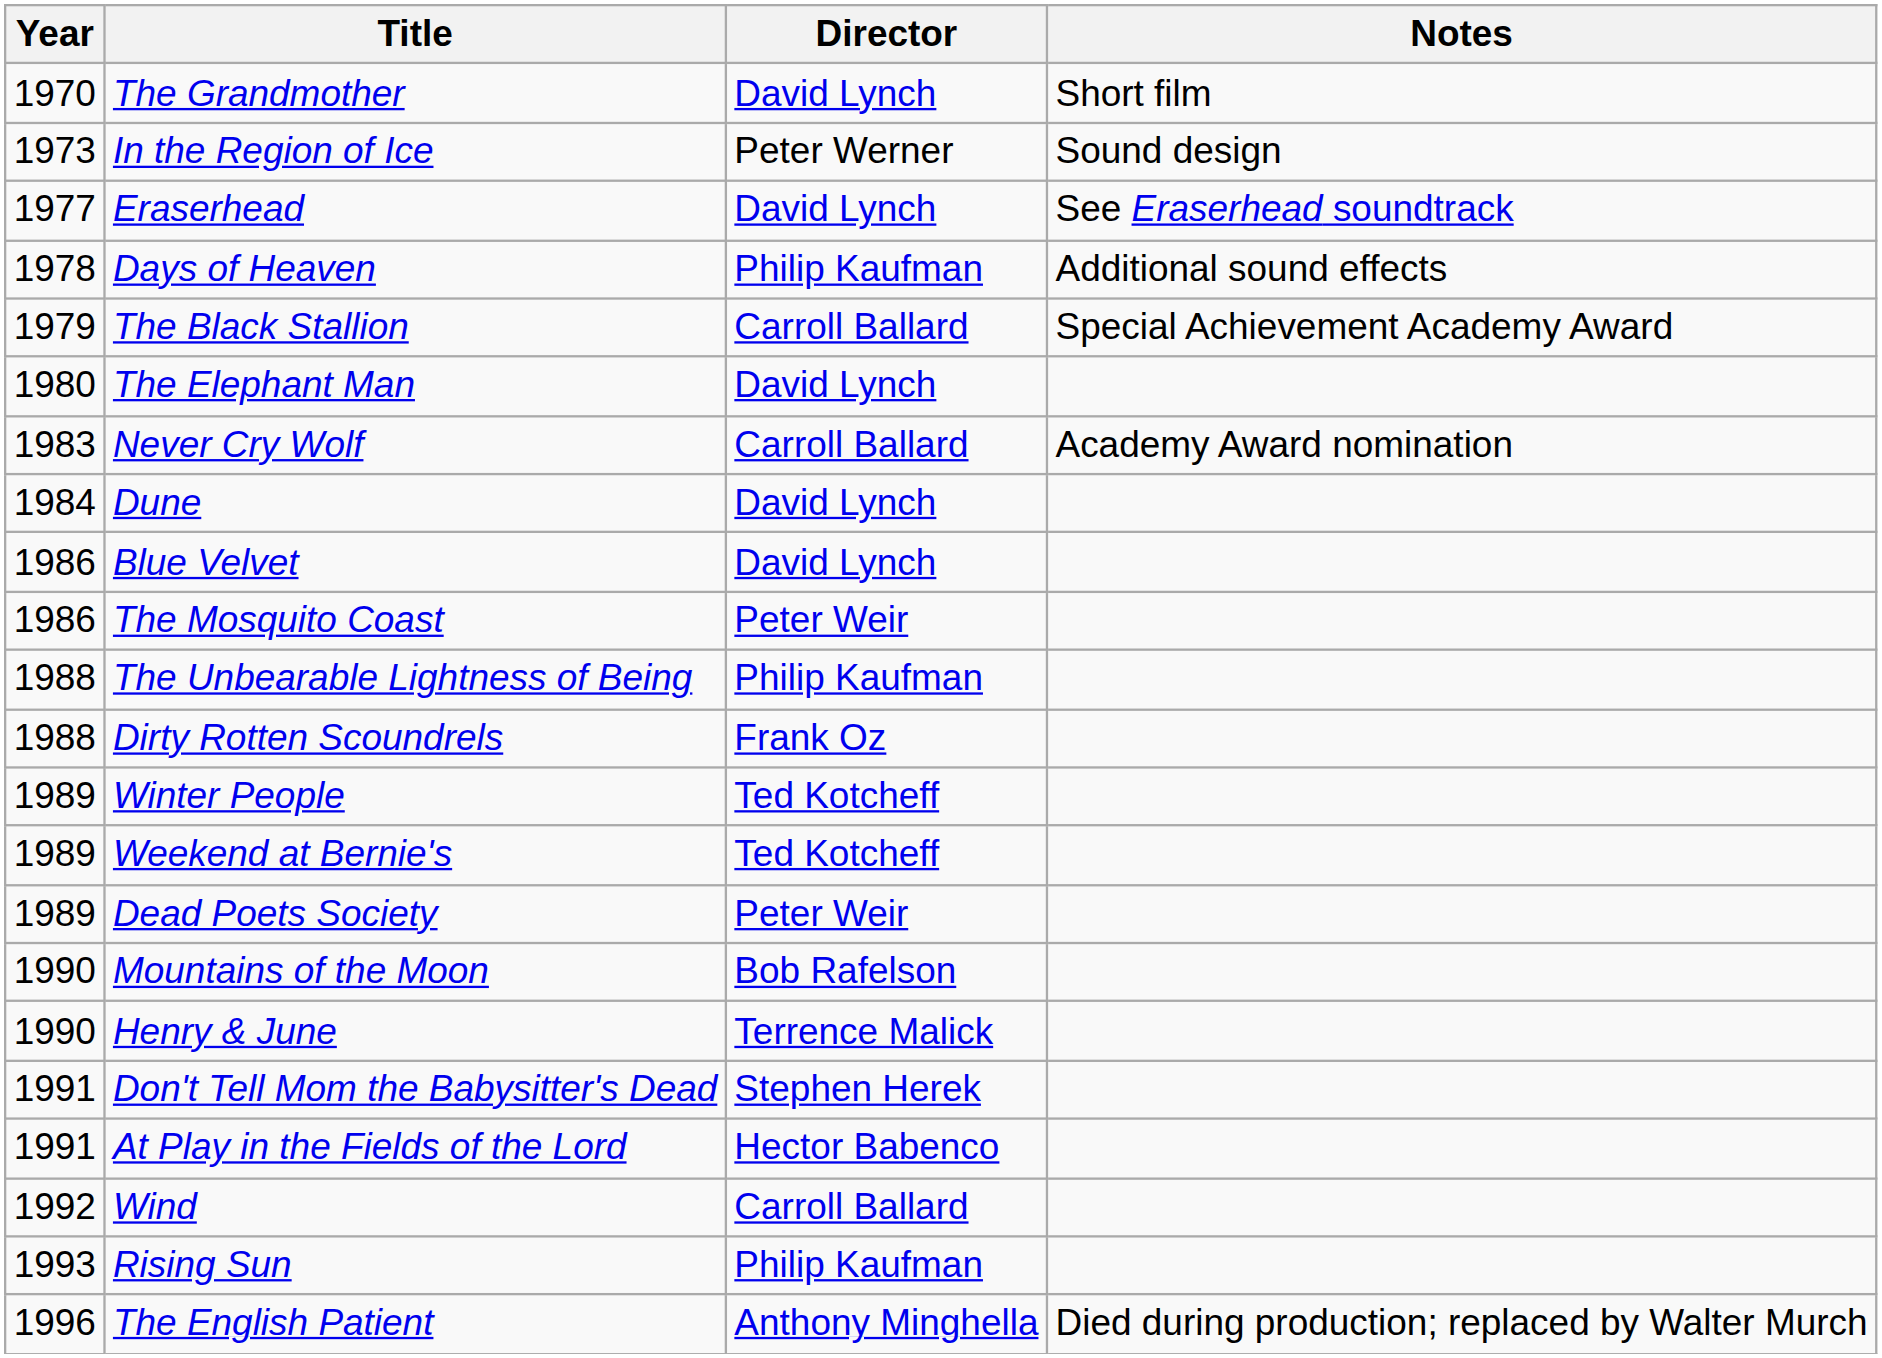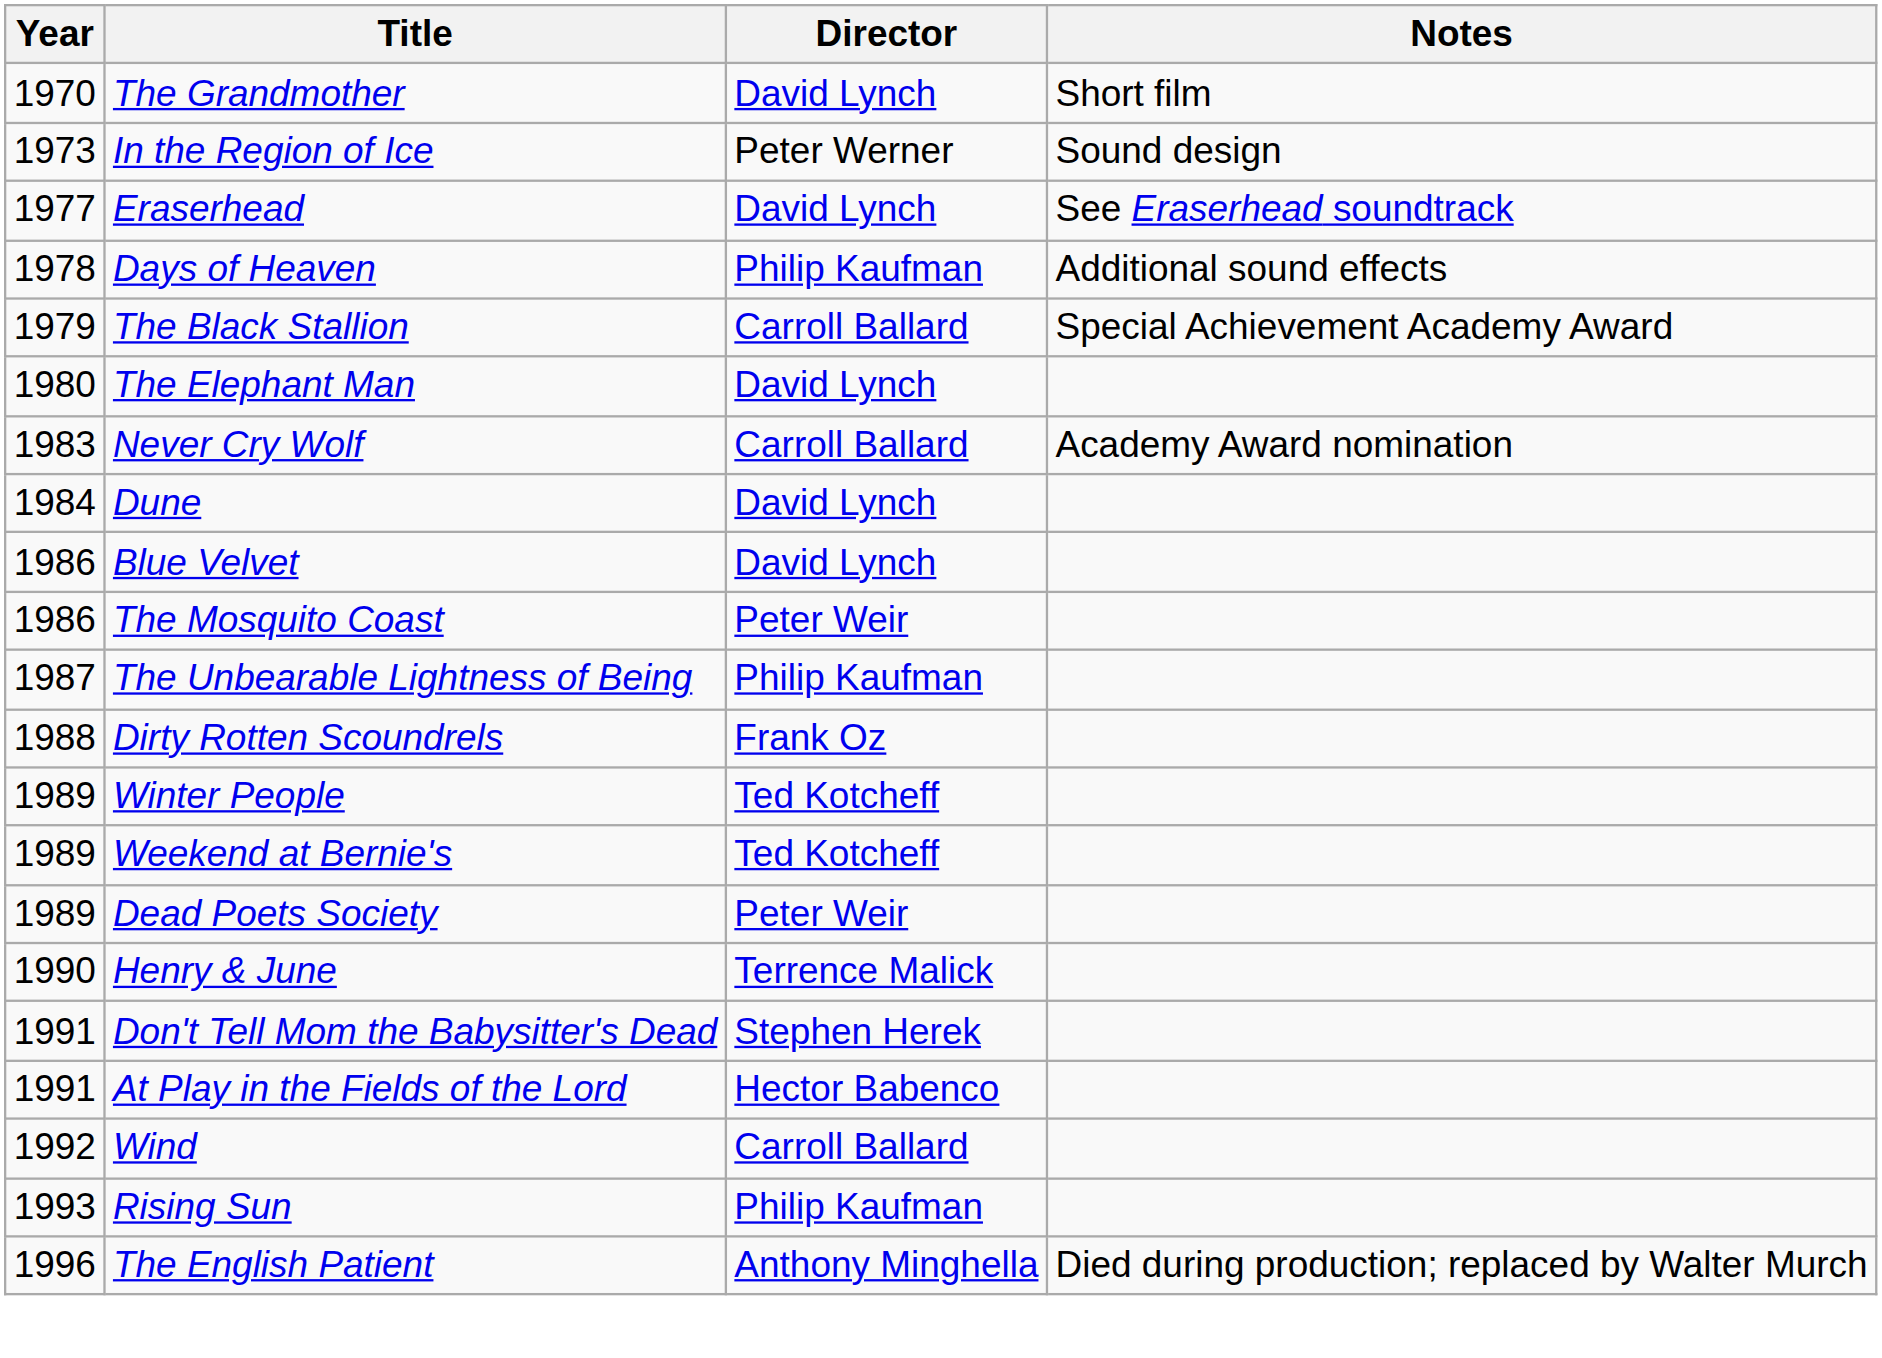(55, 678) 1988 -> (55, 678) 1987
- row: (301, 971)
